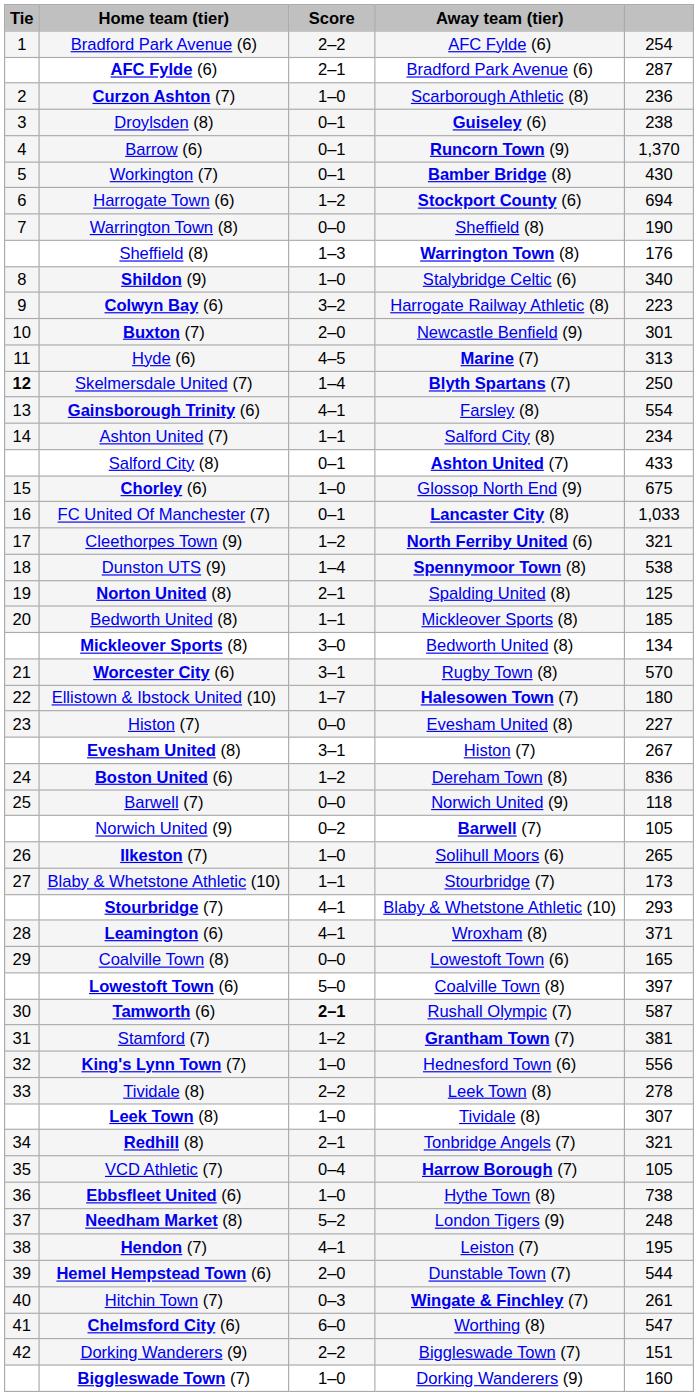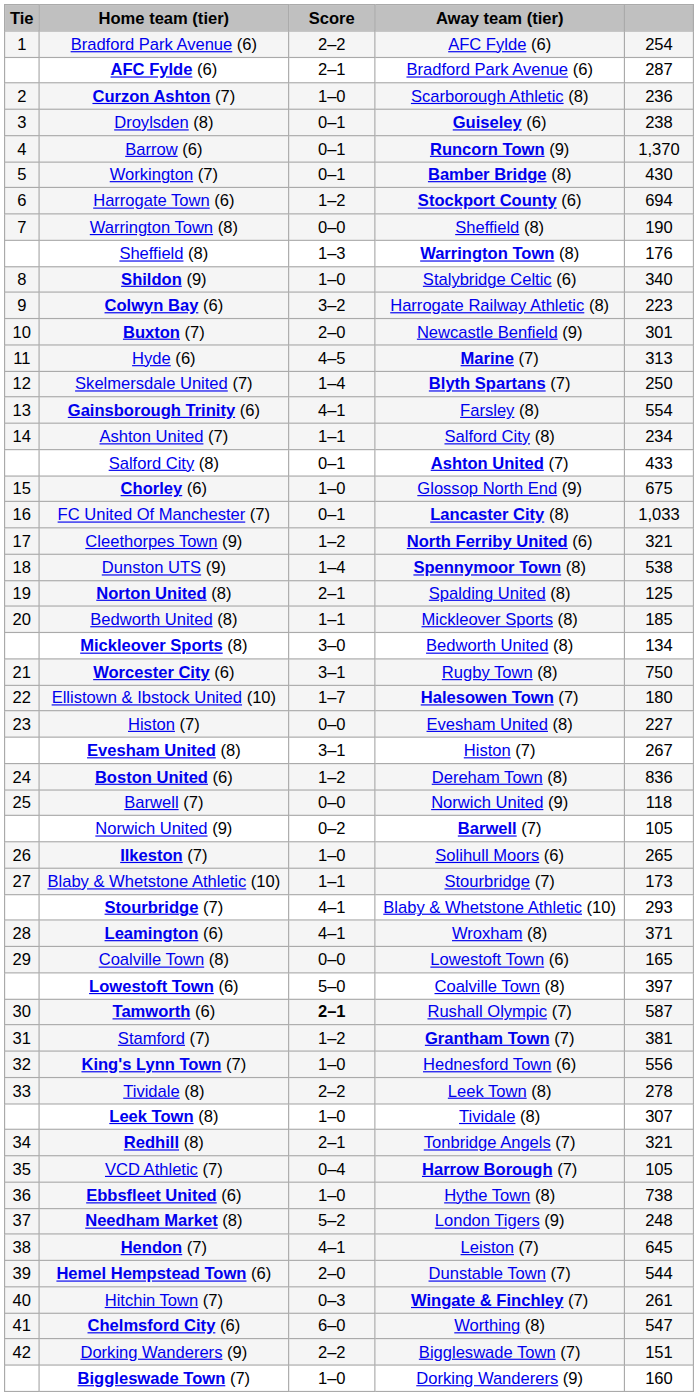(22, 384) bold -> (22, 384) normal
(659, 672) 570 -> (659, 672) 750
(659, 1248) 195 -> (659, 1248) 645
